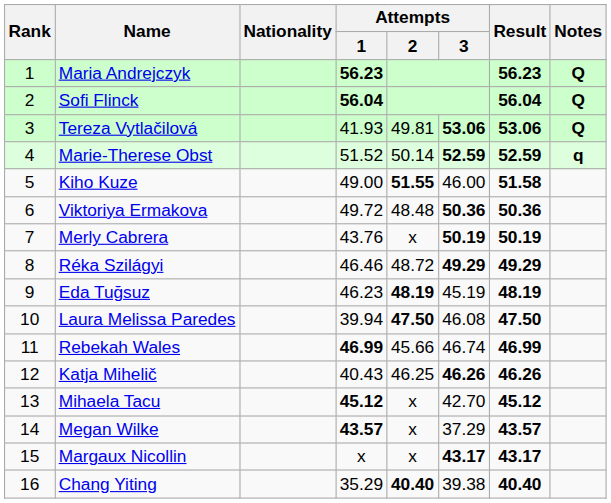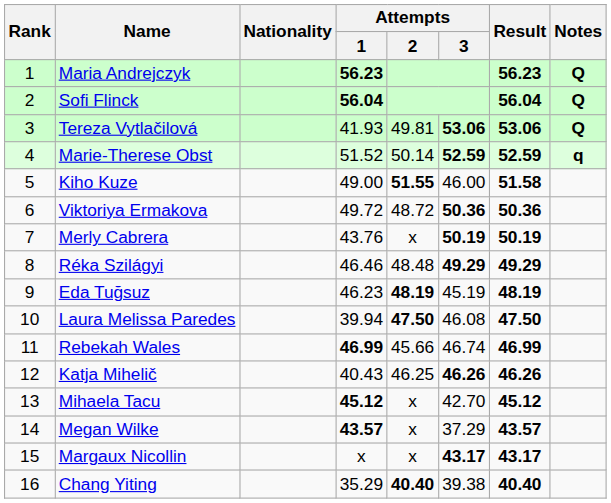(413, 210) 48.48 -> (413, 210) 48.72
(413, 264) 48.72 -> (413, 264) 48.48
